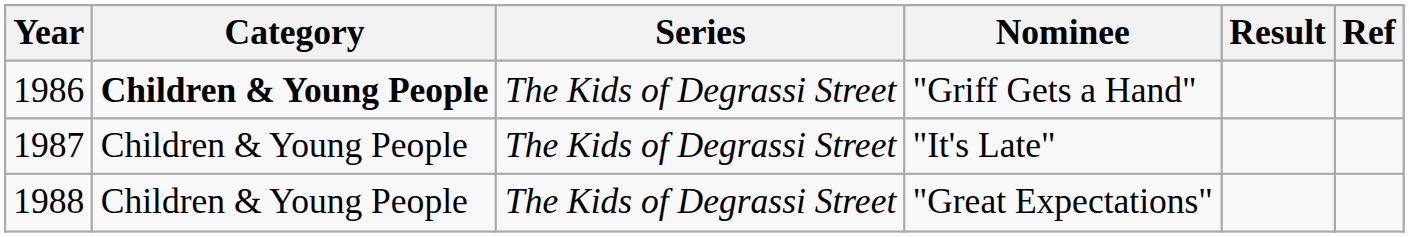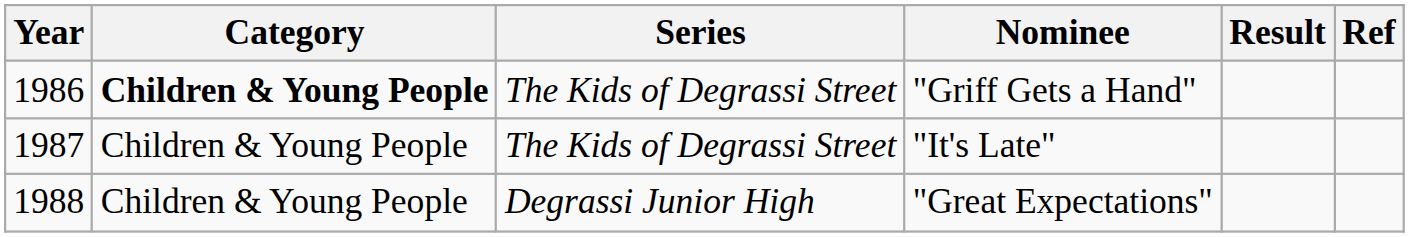(701, 201) The Kids of Degrassi Street -> (660, 201) Degrassi Junior High
